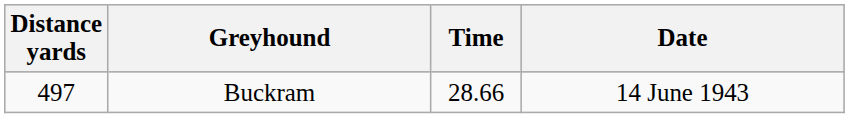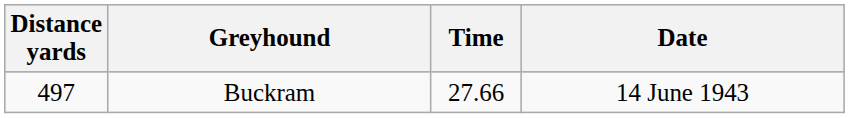(476, 91) 28.66 -> (476, 91) 27.66
